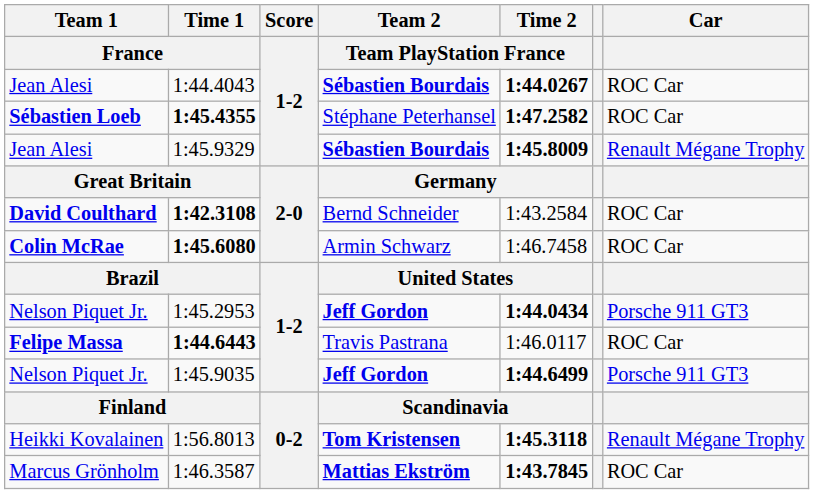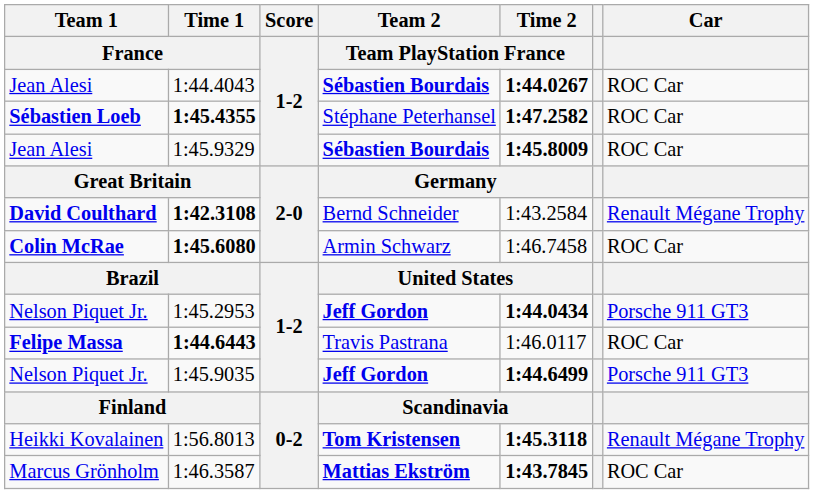(706, 149) Renault Mégane Trophy -> (645, 149) ROC Car
(645, 213) ROC Car -> (706, 213) Renault Mégane Trophy
